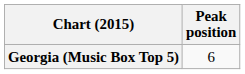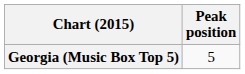(211, 56) 6 -> (211, 56) 5
